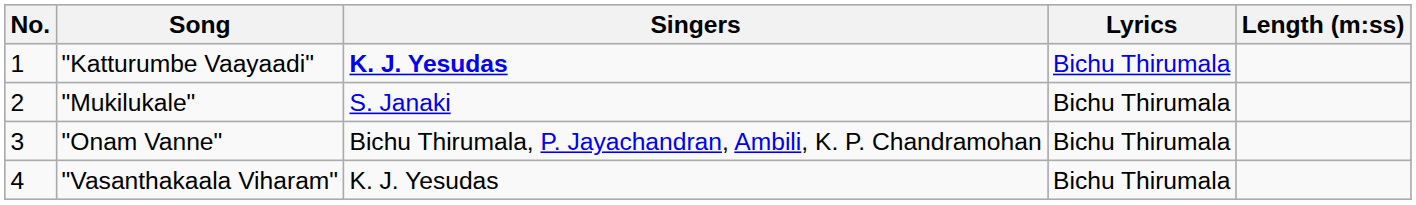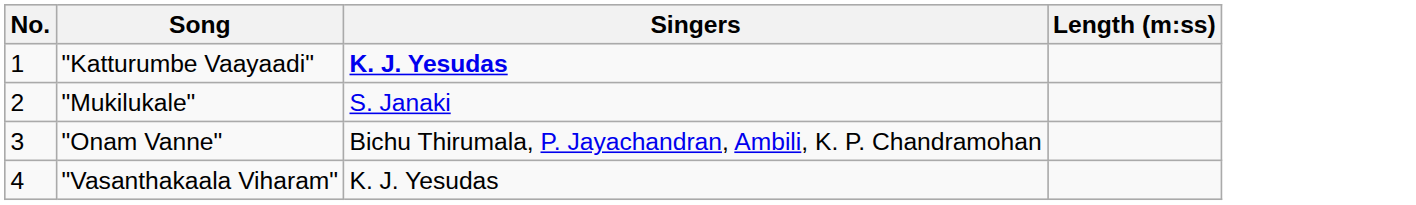- column: (1142, 24)
